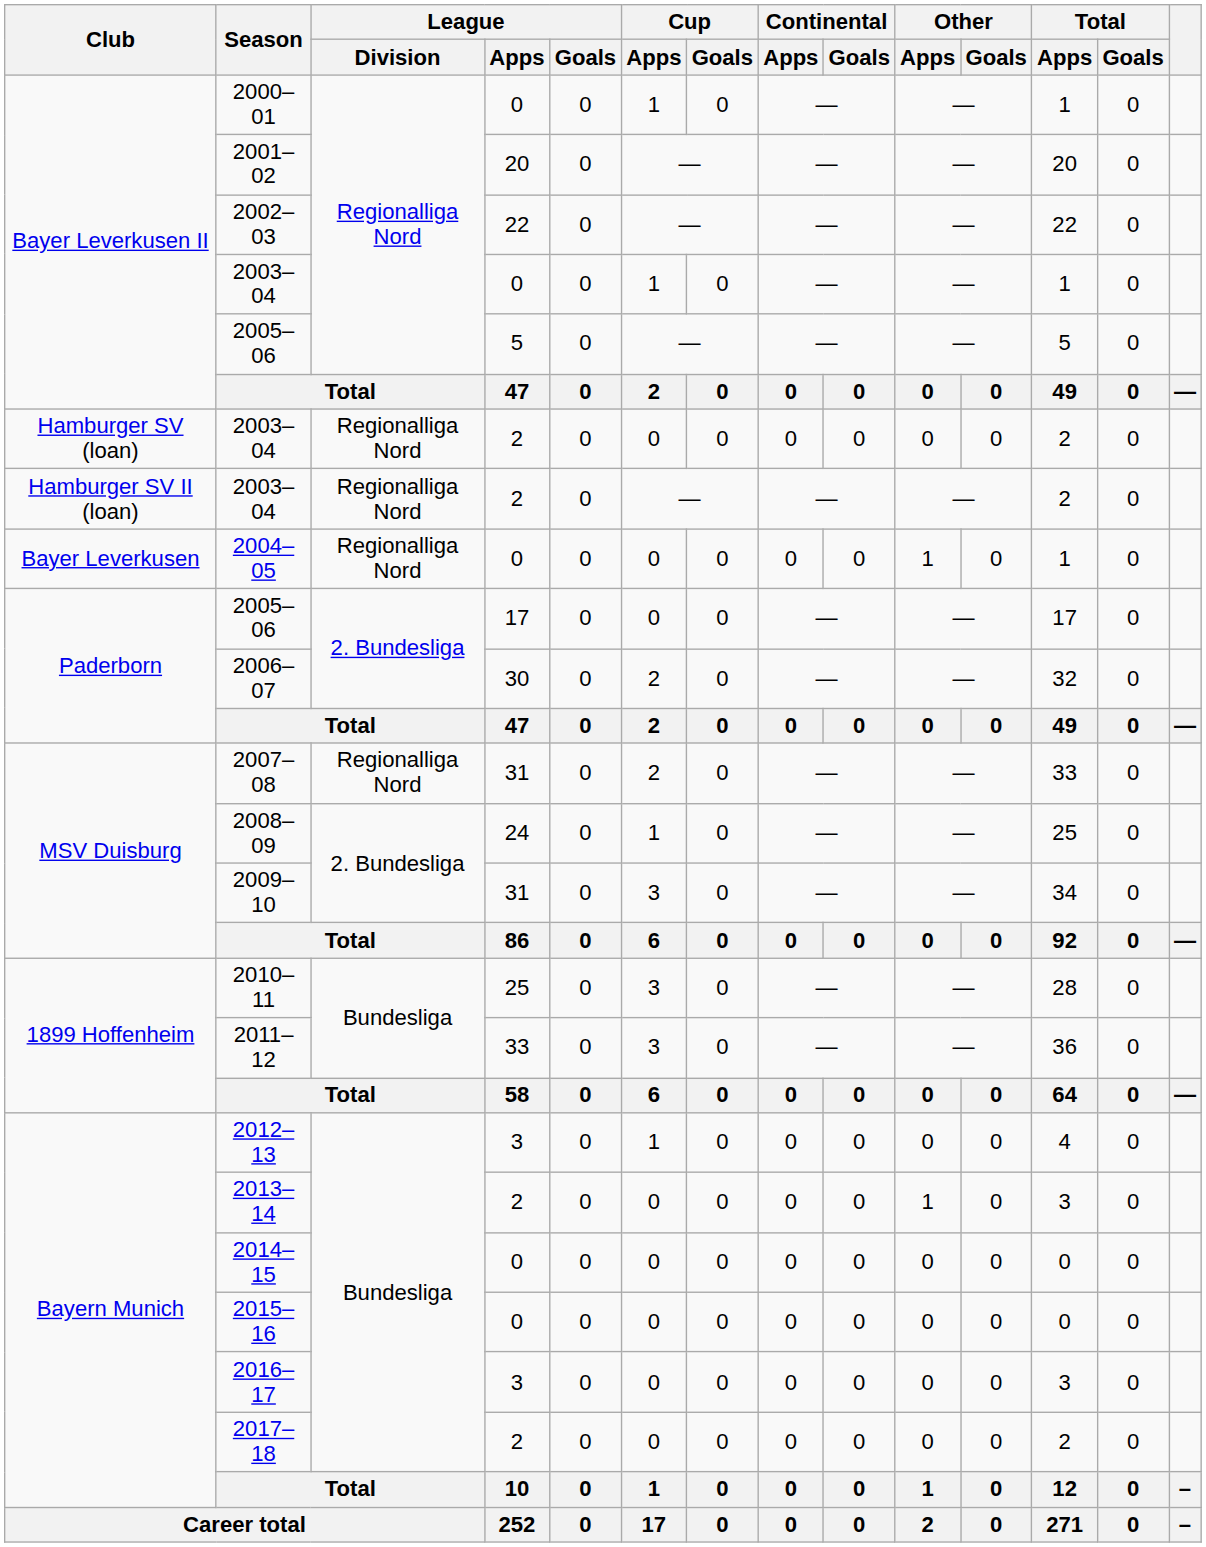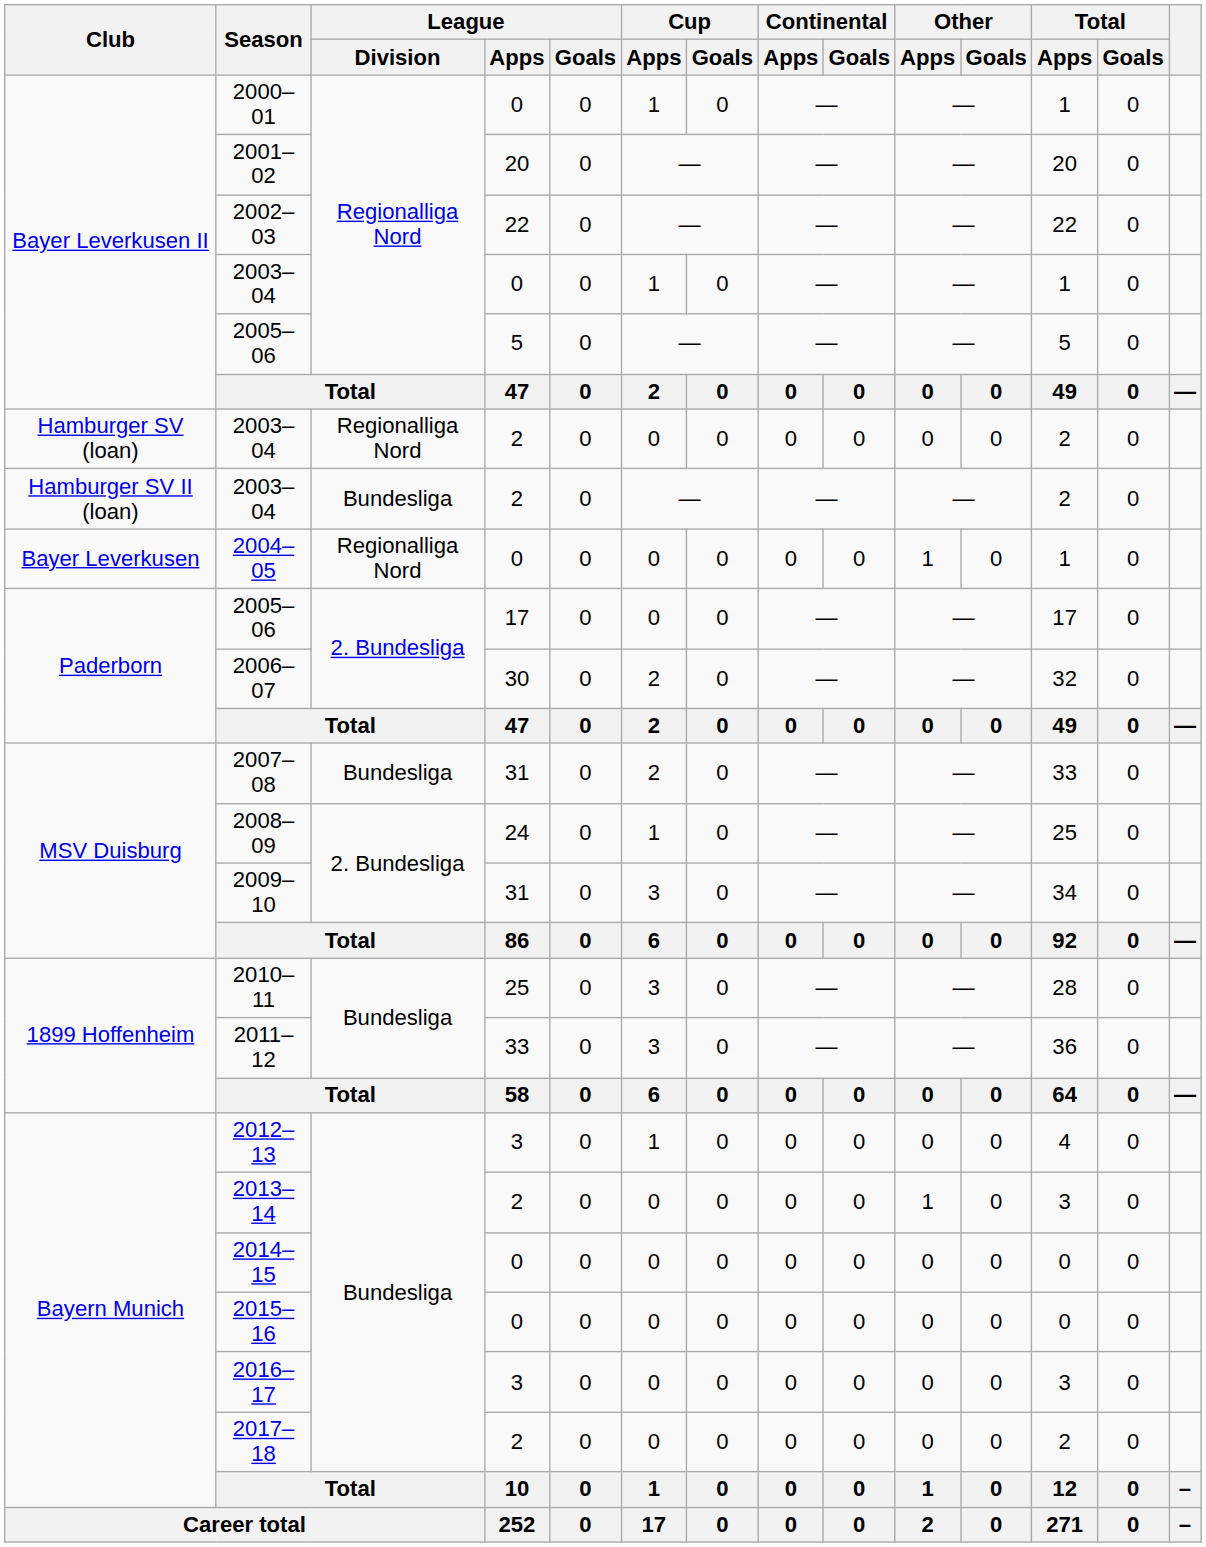(398, 498) Regionalliga Nord -> (398, 498) Bundesliga
(398, 773) Regionalliga Nord -> (398, 773) Bundesliga
